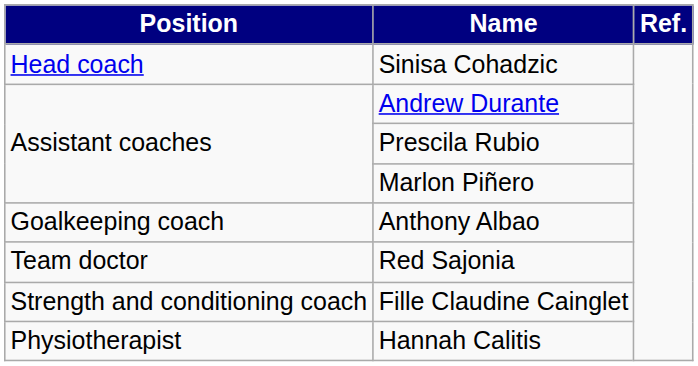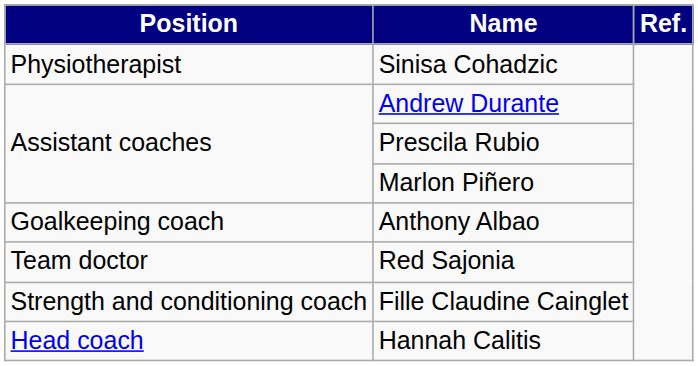(77, 63) Head coach -> (96, 63) Physiotherapist
(96, 340) Physiotherapist -> (77, 340) Head coach
